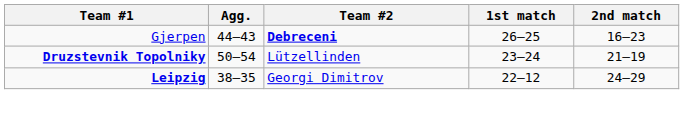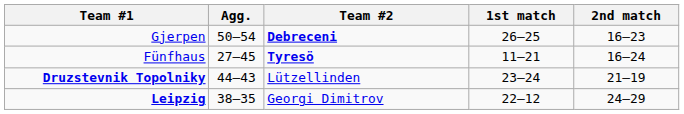(236, 36) 44–43 -> (236, 36) 50–54
+ row: (175, 57)
(236, 57) 50–54 -> (236, 78) 44–43
